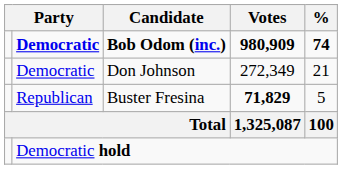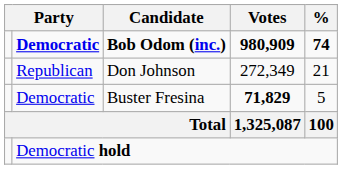(55, 71) Democratic -> (54, 71) Republican
(54, 97) Republican -> (55, 97) Democratic
